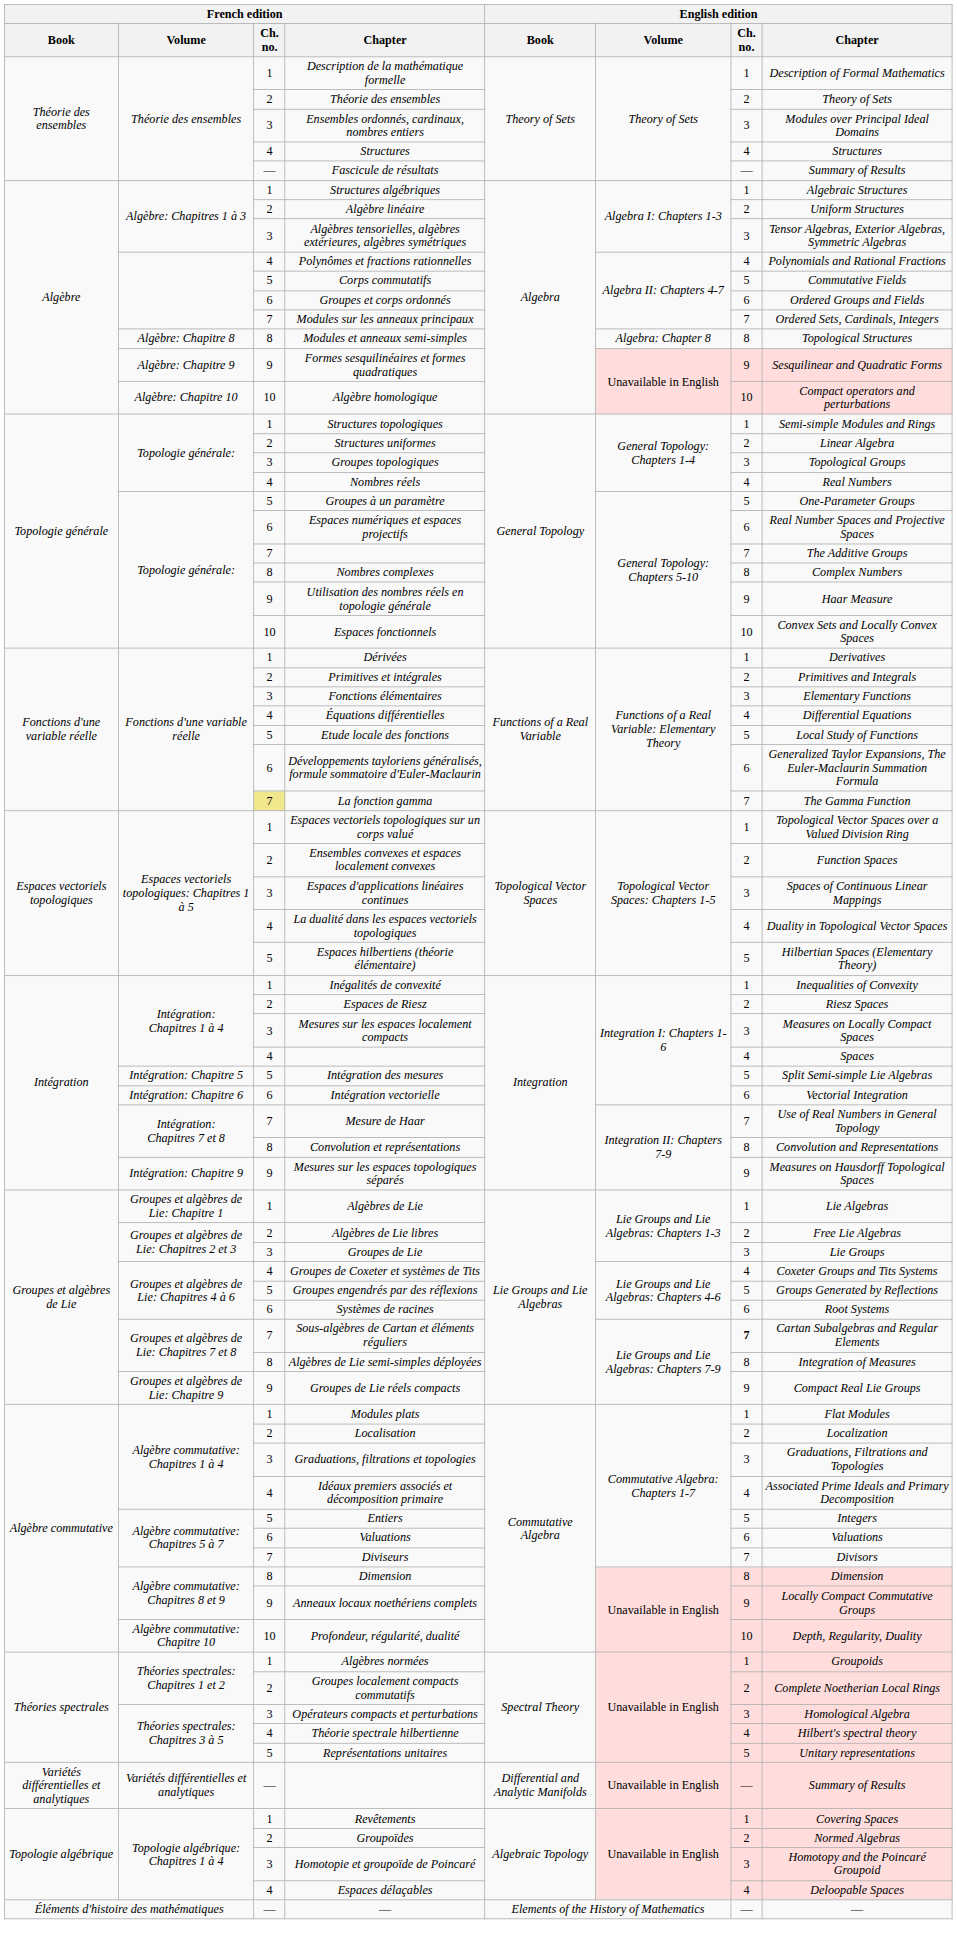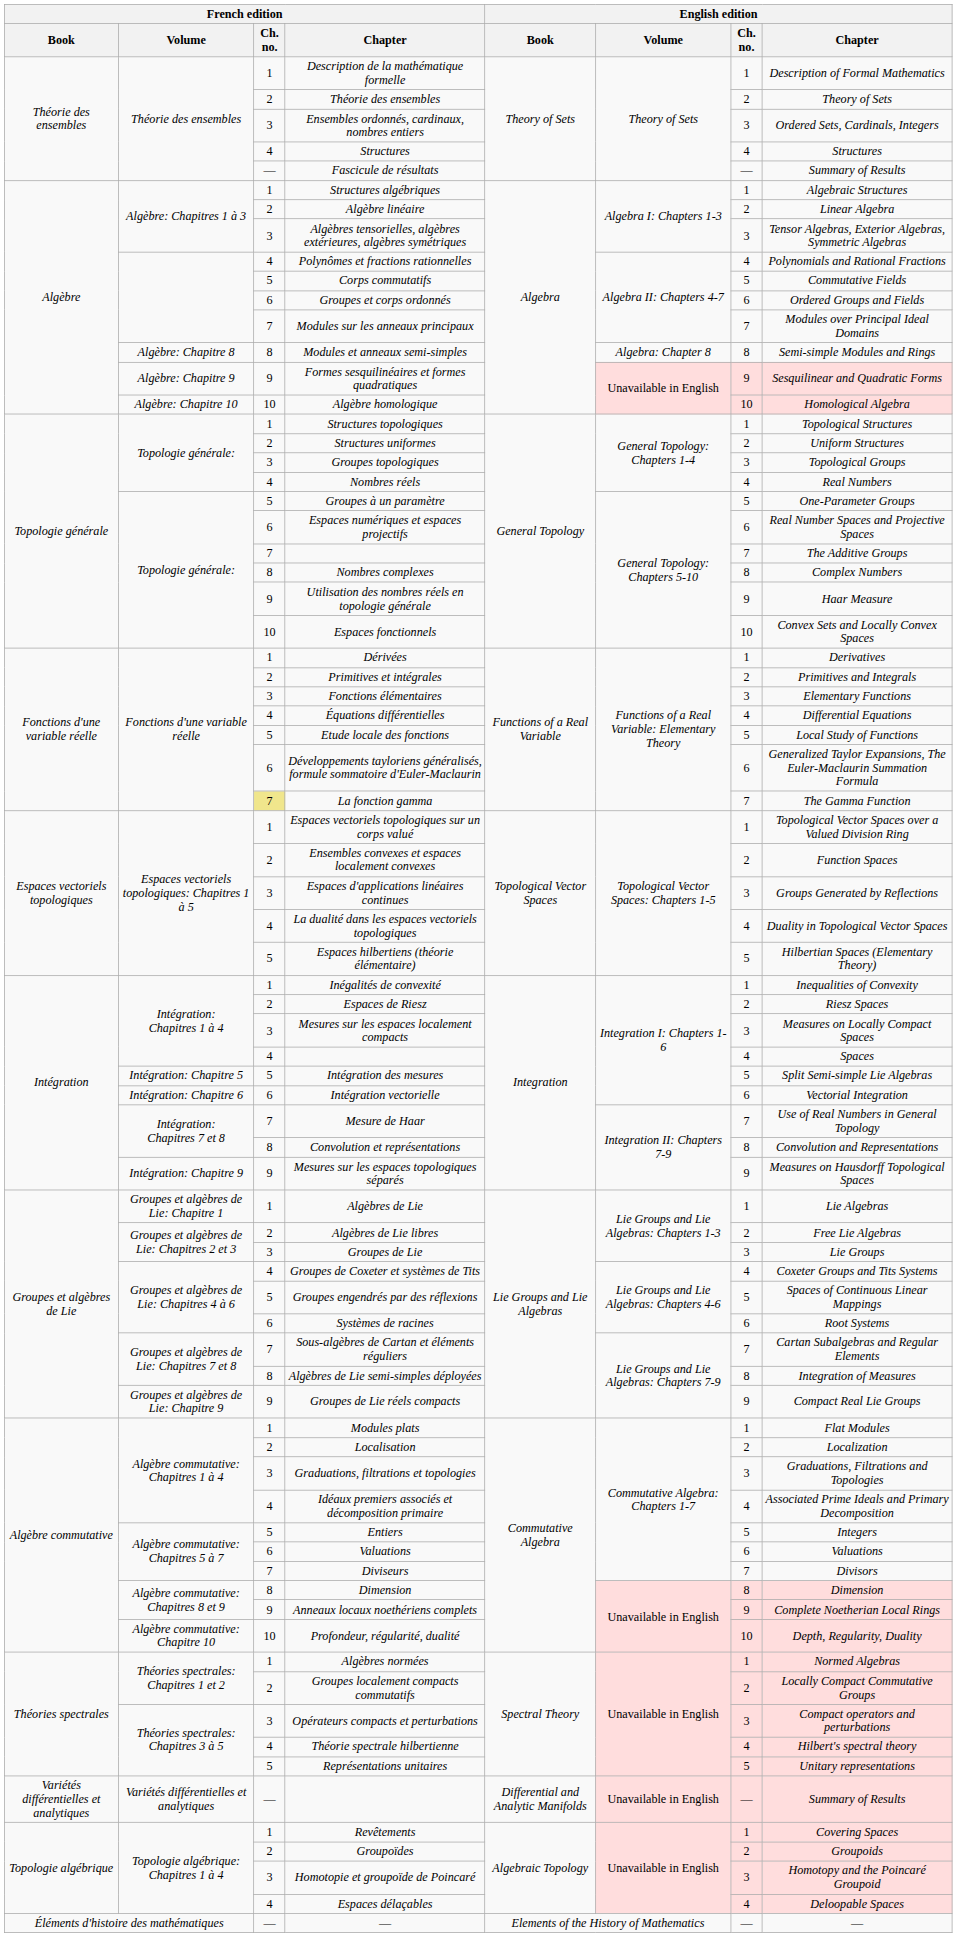(857, 125) Modules over Principal Ideal Domains -> (857, 125) Ordered Sets, Cardinals, Integers
(857, 209) Uniform Structures -> (857, 209) Linear Algebra
(857, 319) Ordered Sets, Cardinals, Integers -> (857, 326) Modules over Principal Ideal Domains
(857, 338) Topological Structures -> (857, 352) Semi-simple Modules and Rings
(857, 397) Compact operators and perturbations -> (857, 404) Homological Algebra
(857, 424) Semi-simple Modules and Rings -> (857, 424) Topological Structures
(857, 443) Linear Algebra -> (857, 443) Uniform Structures
(857, 893) Spaces of Continuous Linear Mappings -> (857, 893) Groups Generated by Reflections
(857, 1290) Groups Generated by Reflections -> (857, 1297) Spaces of Continuous Linear Mappings
(747, 1335) bold -> (747, 1349) normal
(857, 1602) Locally Compact Commutative Groups -> (857, 1609) Complete Noetherian Local Rings
(857, 1661) Groupoids -> (857, 1661) Normed Algebras
(857, 1688) Complete Noetherian Local Rings -> (857, 1688) Locally Compact Commutative Groups
(857, 1714) Homological Algebra -> (857, 1721) Compact operators and perturbations
(857, 1837) Normed Algebras -> (857, 1851) Groupoids
